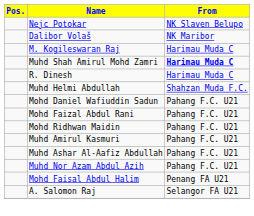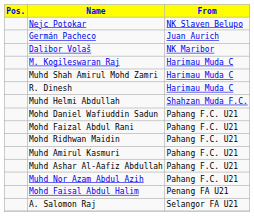+ row: (62, 37)
(200, 62) bold -> (200, 75) normal
